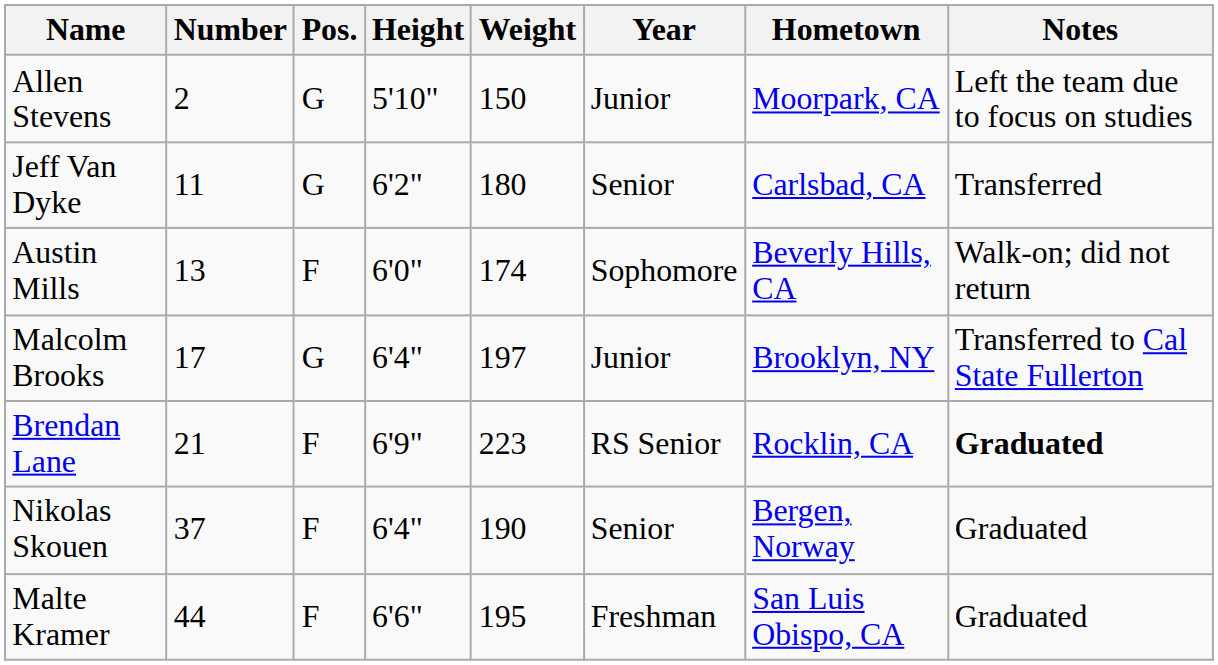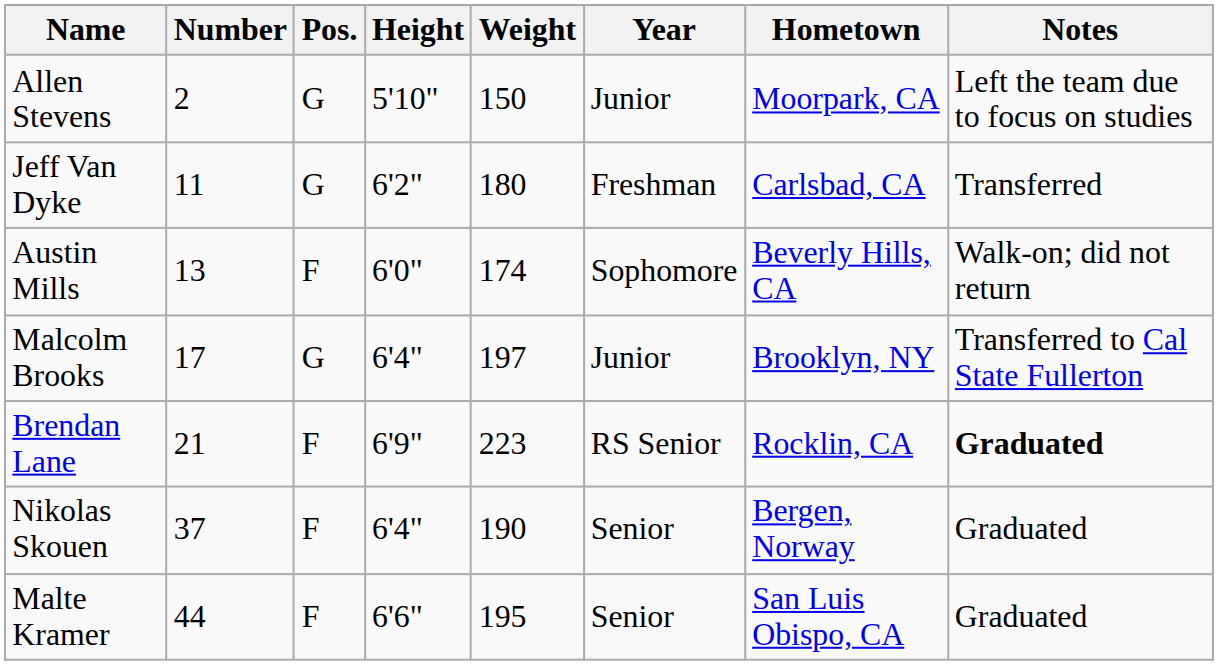(632, 184) Senior -> (653, 184) Freshman
(653, 616) Freshman -> (632, 616) Senior
